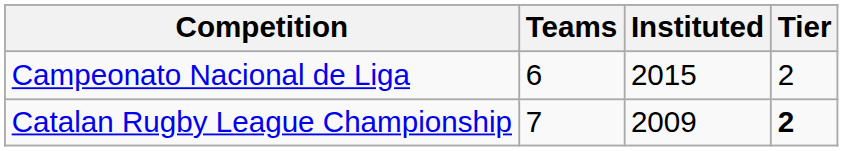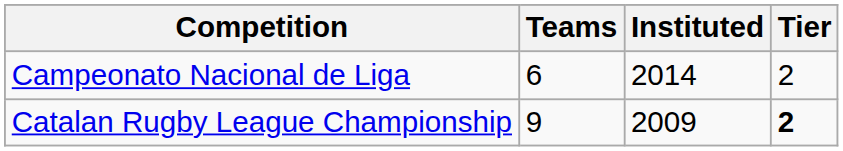(664, 74) 2015 -> (664, 74) 2014
(534, 121) 7 -> (534, 121) 9
